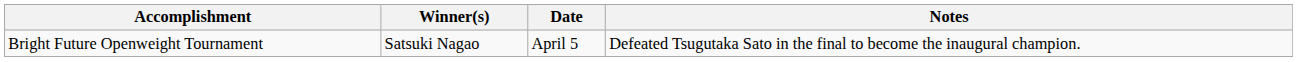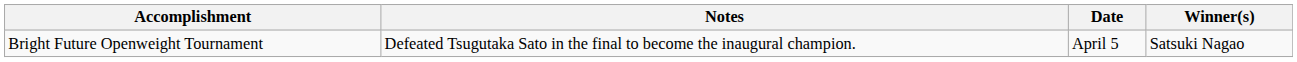columns swapped: (454, 17) <-> (949, 17)
